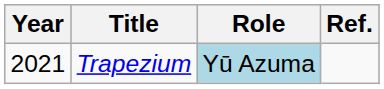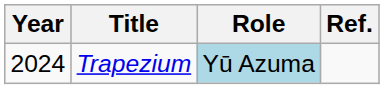(38, 63) 2021 -> (38, 63) 2024
